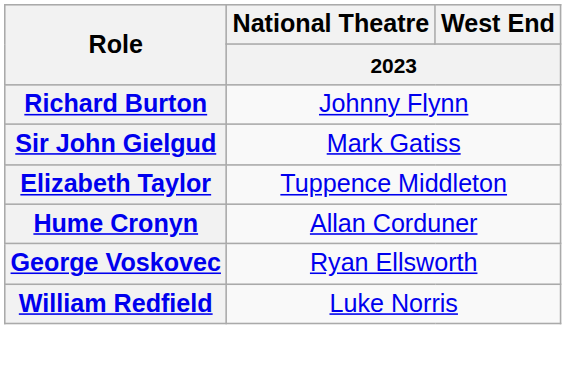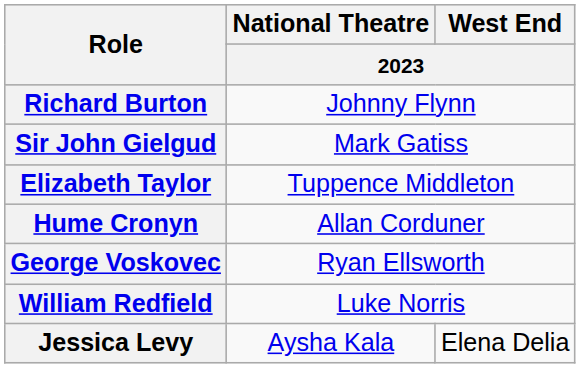+ row: (116, 343)
